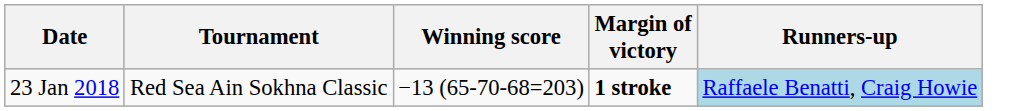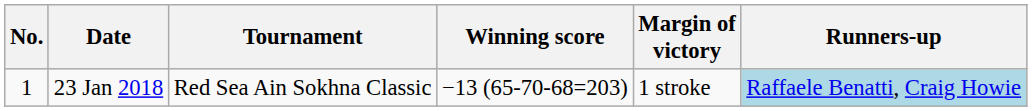+ column: (27, 36)
(633, 87) bold -> (674, 87) normal
